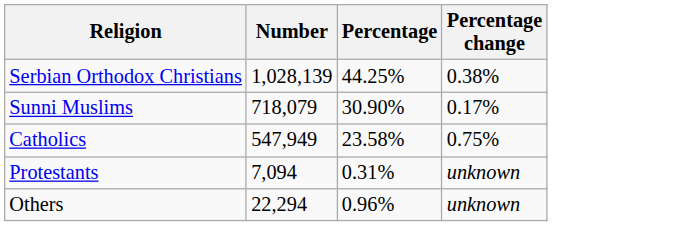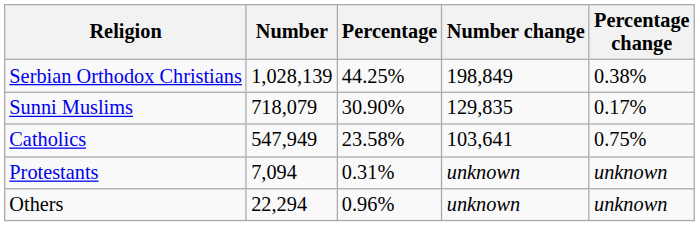+ column: (516, 32)
